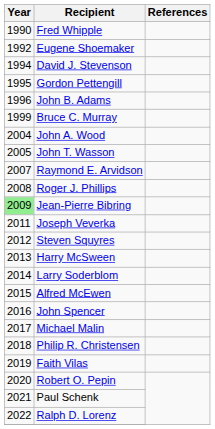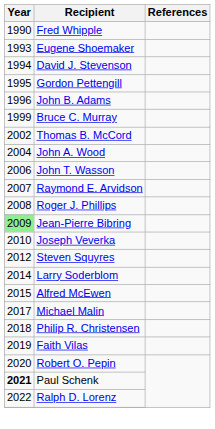(19, 48) 1992 -> (19, 48) 1993
+ row: (84, 135)
(19, 153) 2005 -> (19, 170) 2006
(19, 223) 2011 -> (19, 240) 2010
- row: (76, 258)
- row: (71, 310)
(19, 398) normal -> (19, 380) bold
